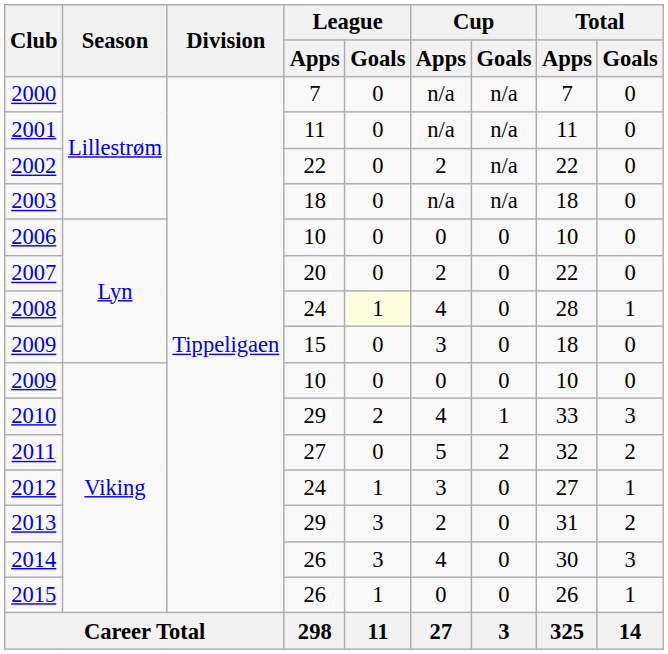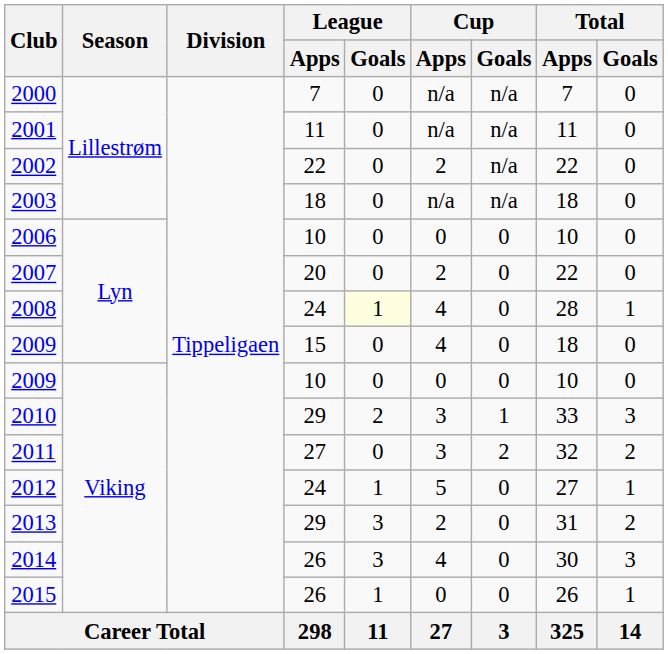(441, 344) 3 -> (441, 344) 4
(441, 415) 4 -> (441, 415) 3
(441, 451) 5 -> (441, 451) 3
(441, 487) 3 -> (441, 487) 5
